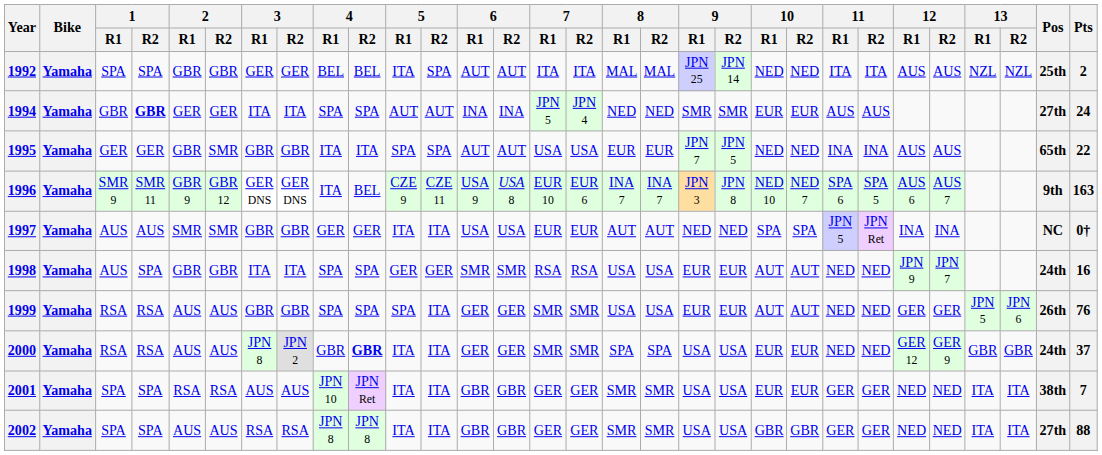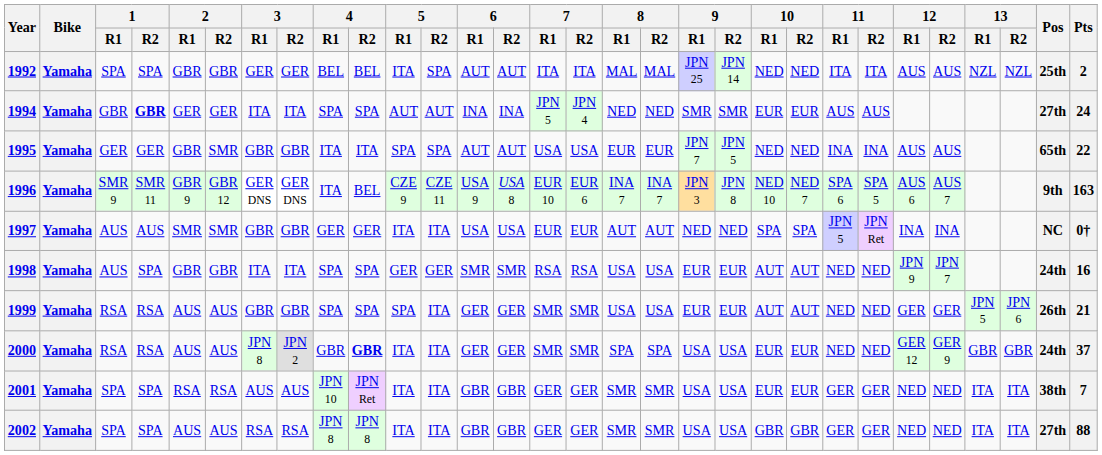(1083, 311) 76 -> (1083, 311) 21
